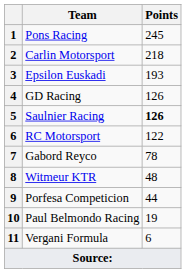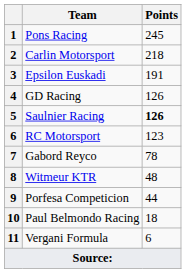(154, 75) 193 -> (154, 75) 191
(154, 136) 122 -> (154, 136) 123
(151, 217) 19 -> (151, 217) 18
